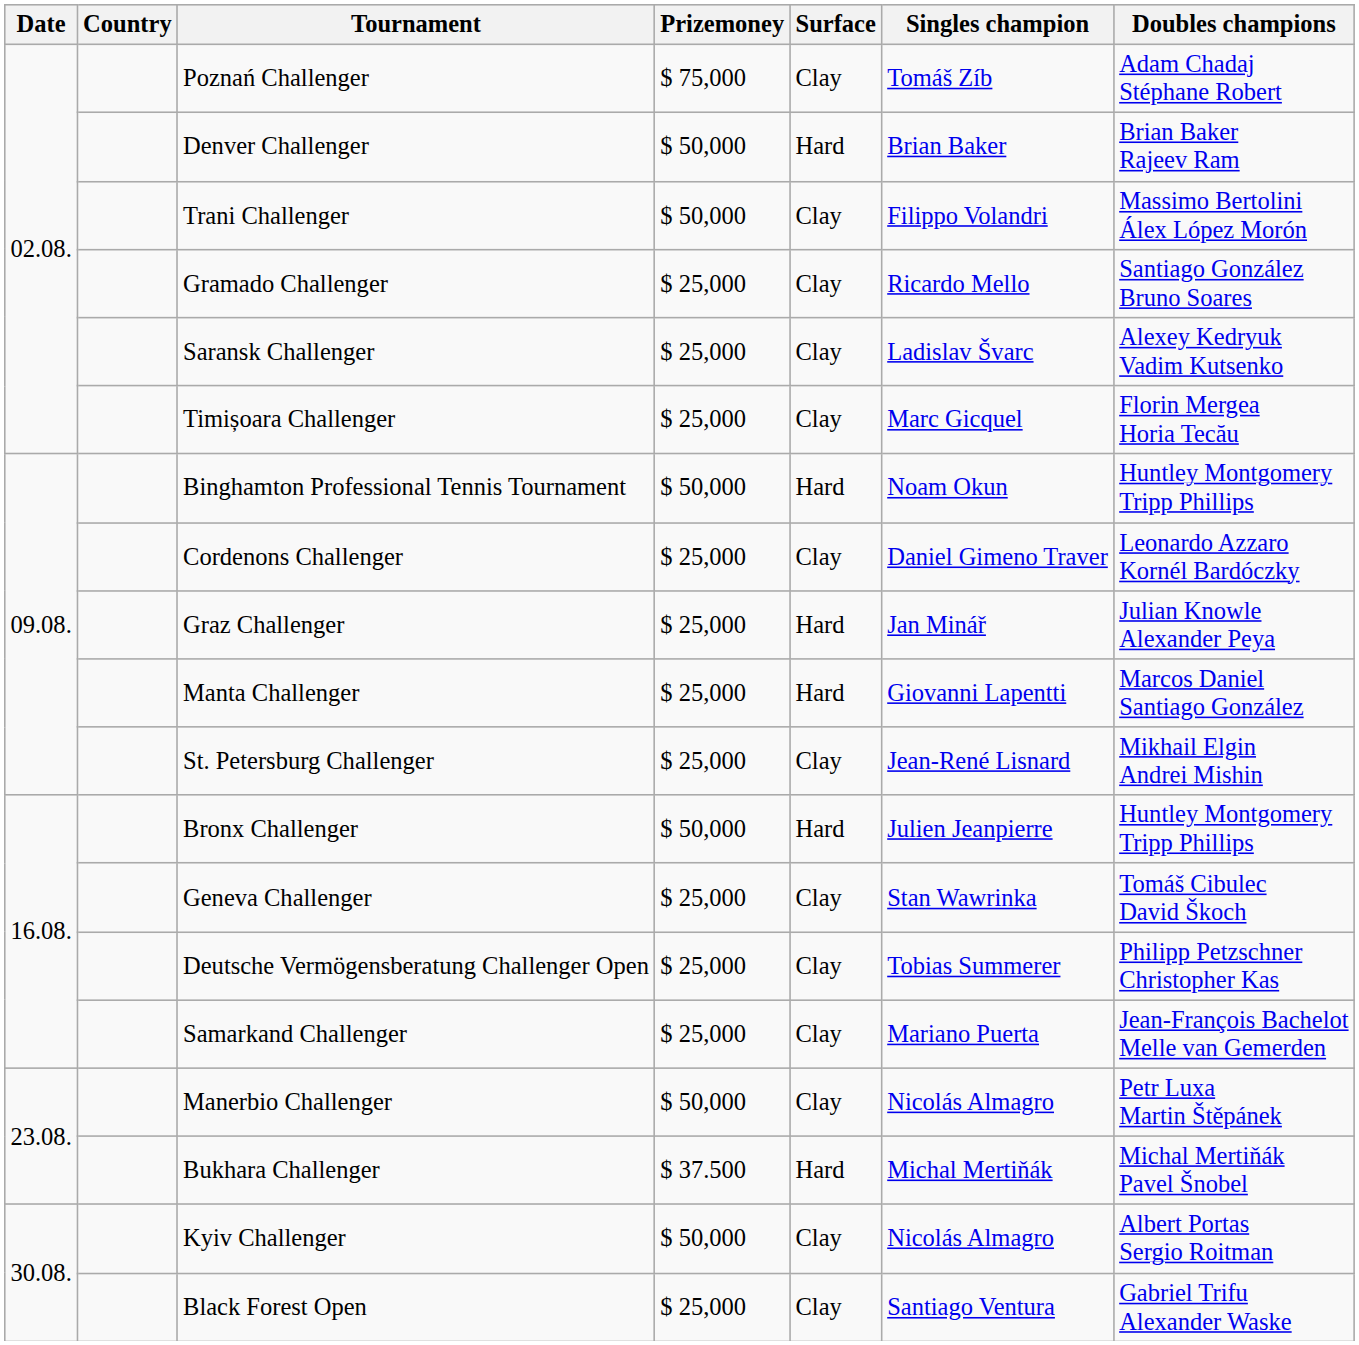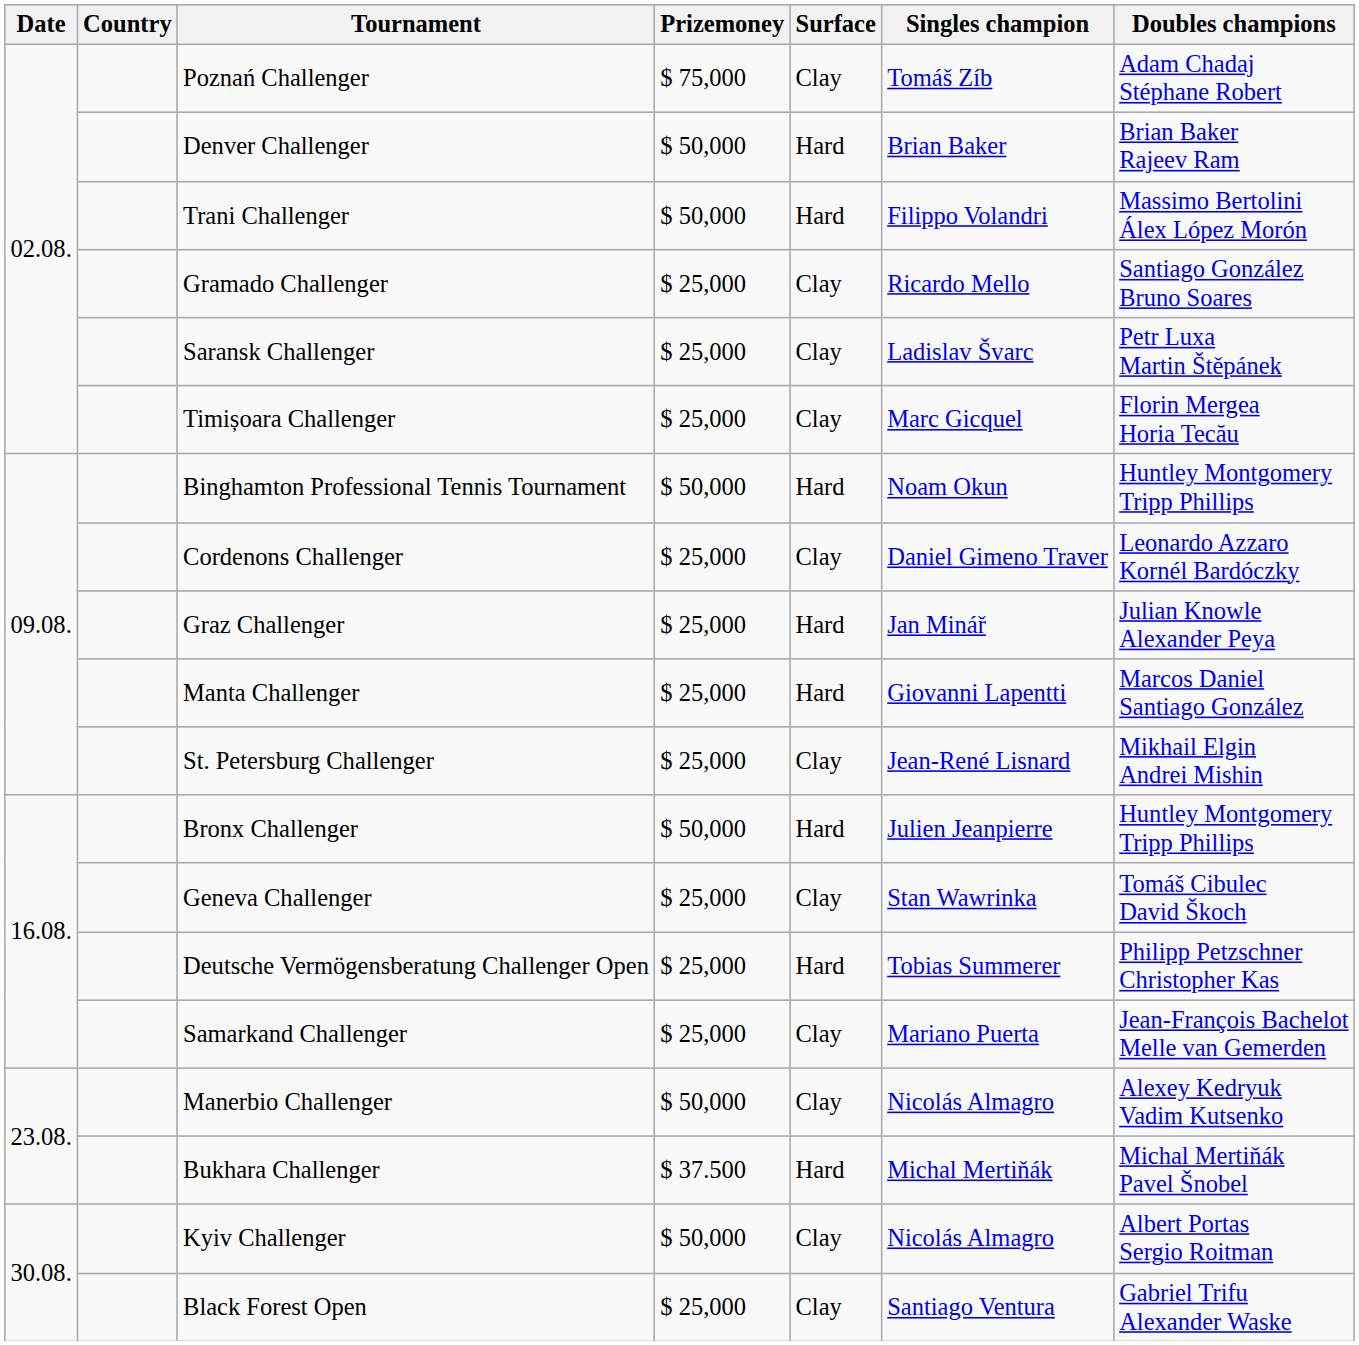(819, 214) Clay -> (820, 214) Hard
(1201, 350) Alexey Kedryuk Vadim Kutsenko -> (1201, 350) Petr Luxa Martin Štěpánek
(819, 965) Clay -> (820, 965) Hard
(1201, 1101) Petr Luxa Martin Štěpánek -> (1201, 1101) Alexey Kedryuk Vadim Kutsenko
